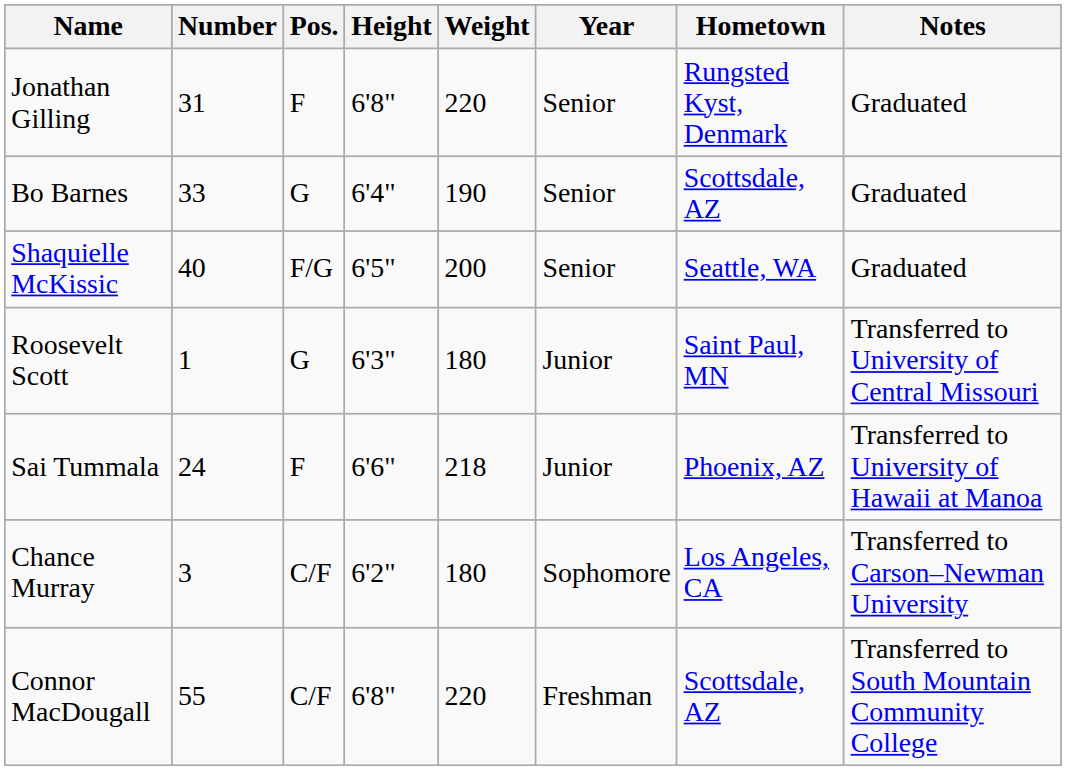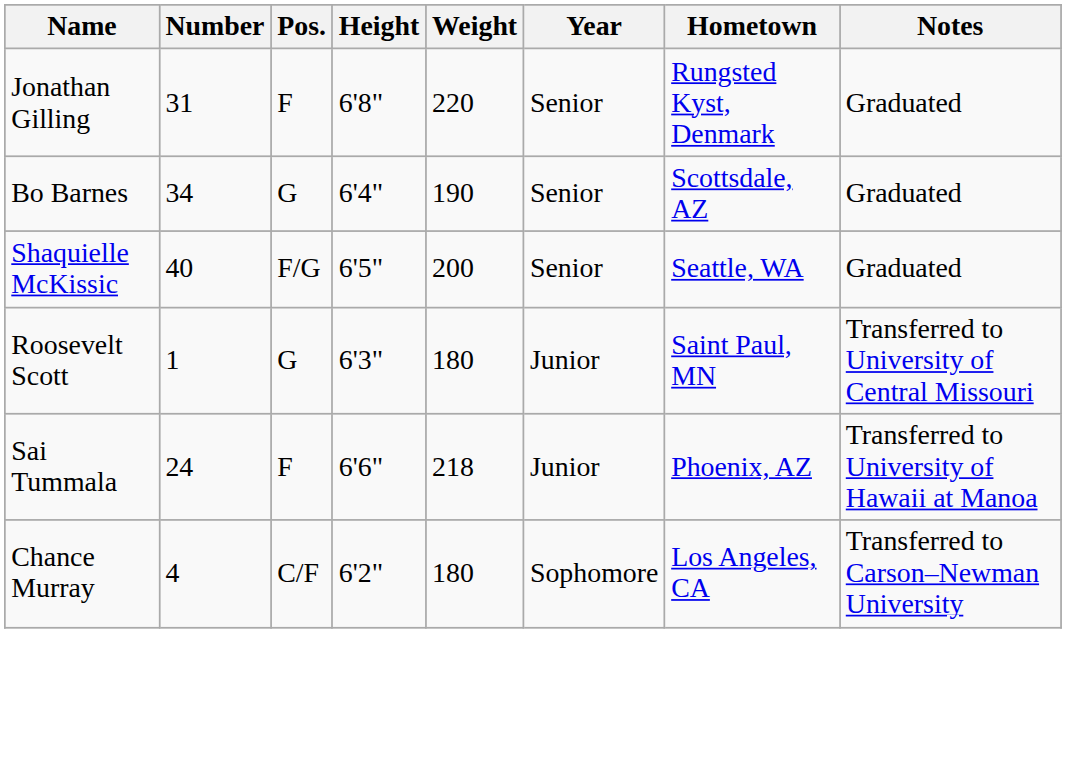(192, 193) 33 -> (179, 193) 34
(185, 573) 3 -> (172, 573) 4
- row: (81, 695)
